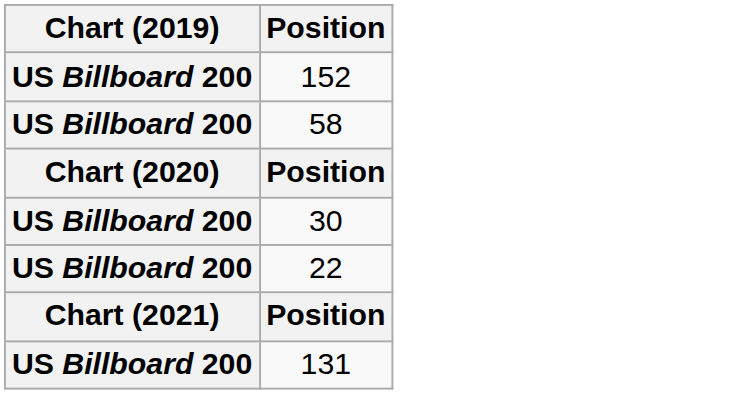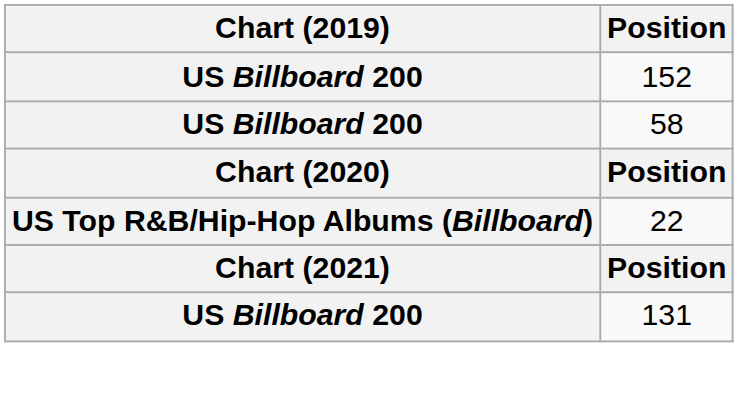- row: (326, 220)
(132, 268) US Billboard 200 -> (303, 220) US Top R&B/Hip-Hop Albums (Billboard)
